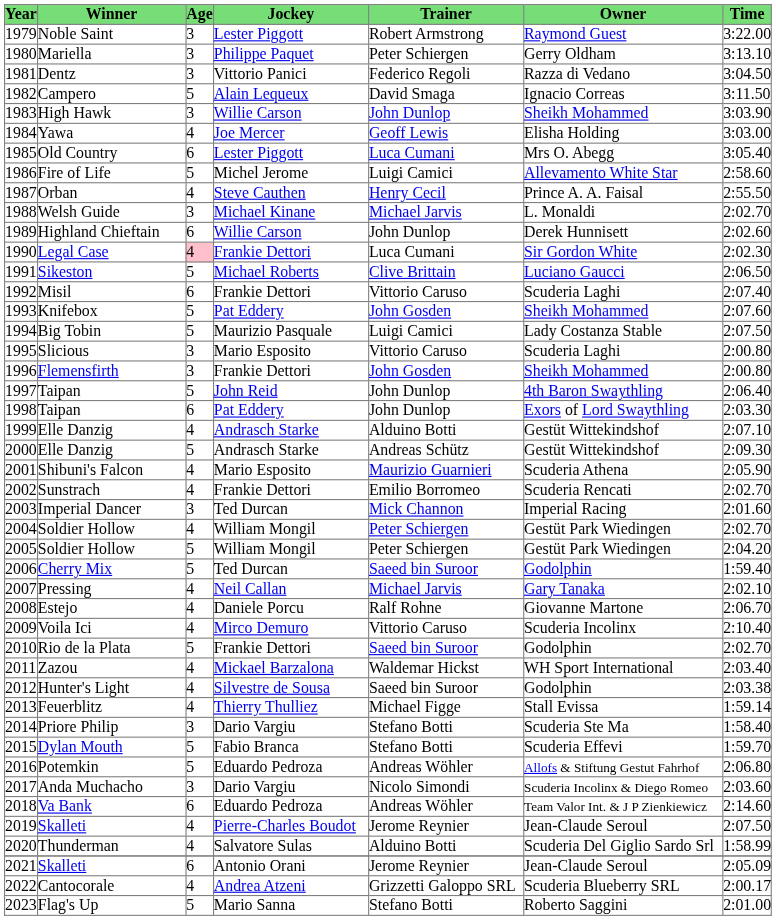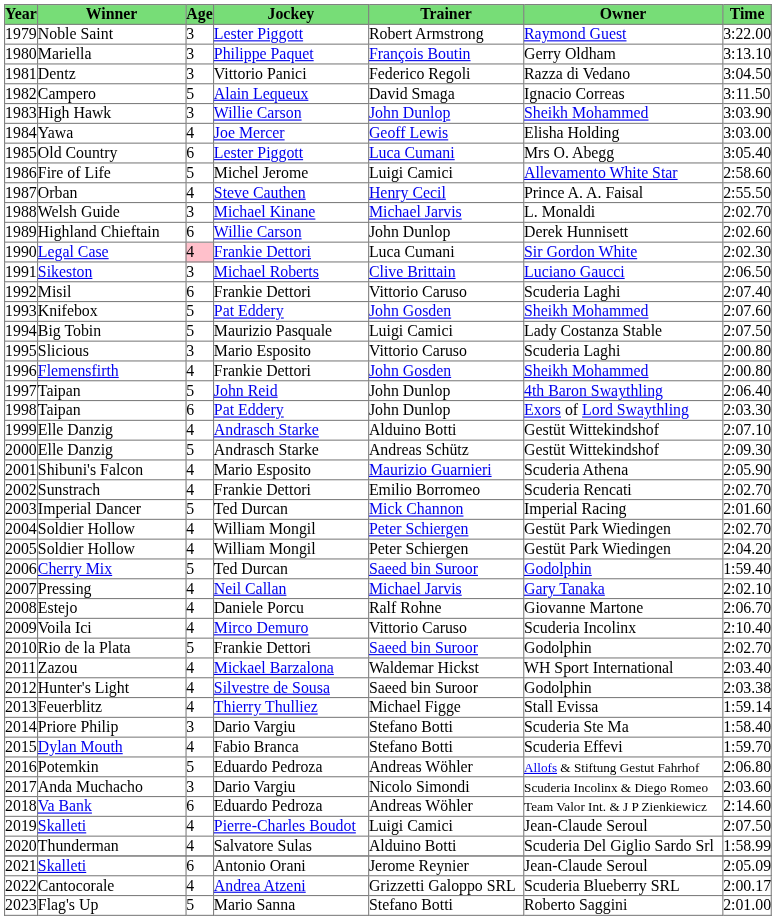(419, 54) Peter Schiergen -> (420, 54) François Boutin
(190, 271) 5 -> (190, 271) 3
(190, 370) 3 -> (190, 370) 4
(190, 509) 3 -> (190, 509) 5
(190, 548) 5 -> (190, 548) 4
(190, 746) 5 -> (190, 746) 4
(419, 826) Jerome Reynier -> (411, 826) Luigi Camici
